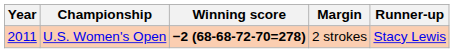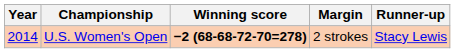(22, 36) 2011 -> (23, 36) 2014
